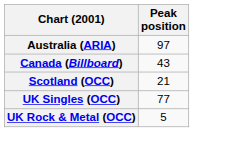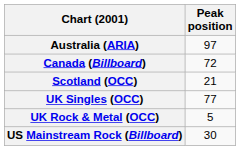(163, 63) 43 -> (210, 63) 72
+ row: (95, 136)
